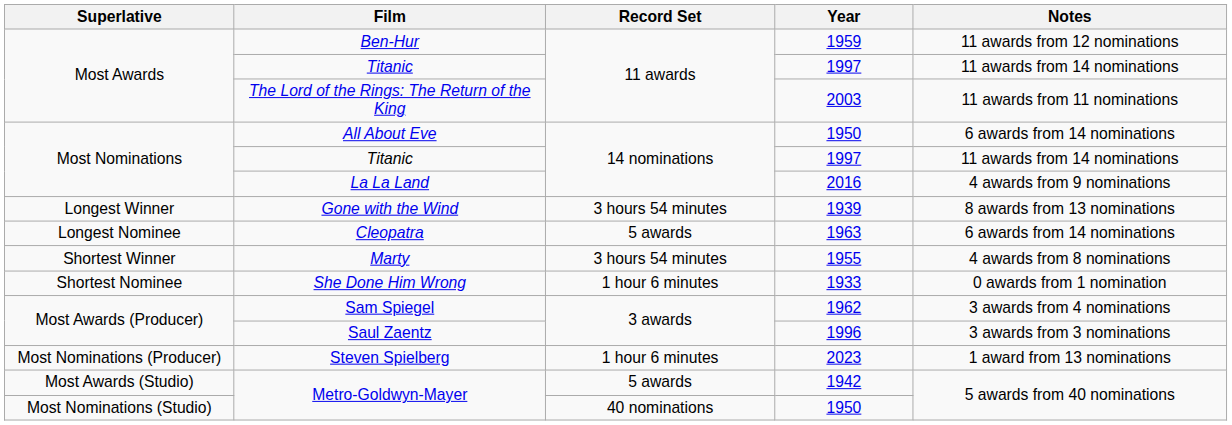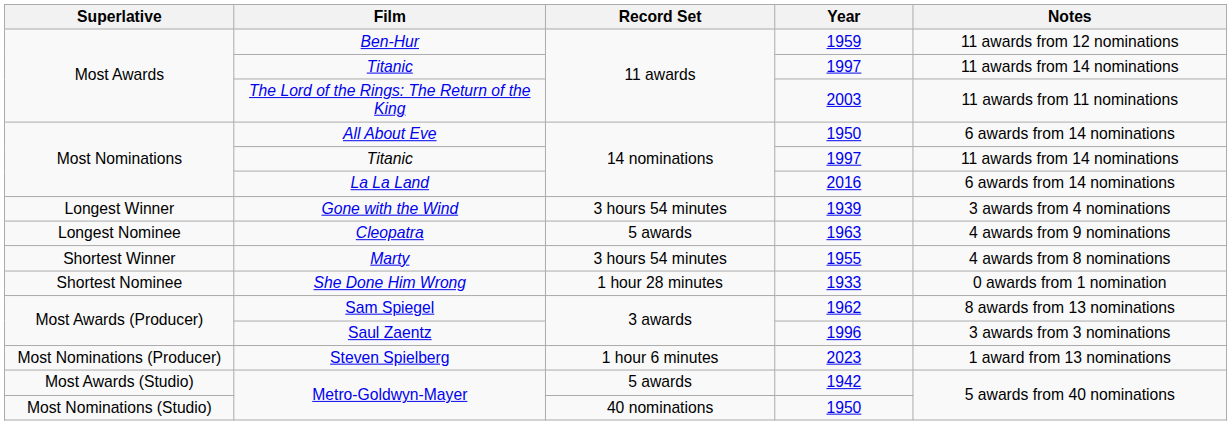(1070, 183) 4 awards from 9 nominations -> (1070, 183) 6 awards from 14 nominations
(1070, 208) 8 awards from 13 nominations -> (1070, 208) 3 awards from 4 nominations
(1070, 233) 6 awards from 14 nominations -> (1070, 233) 4 awards from 9 nominations
(660, 283) 1 hour 6 minutes -> (660, 283) 1 hour 28 minutes
(1070, 308) 3 awards from 4 nominations -> (1070, 308) 8 awards from 13 nominations
